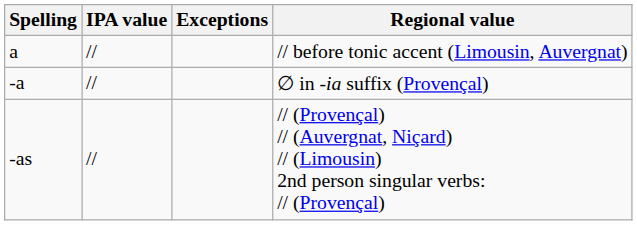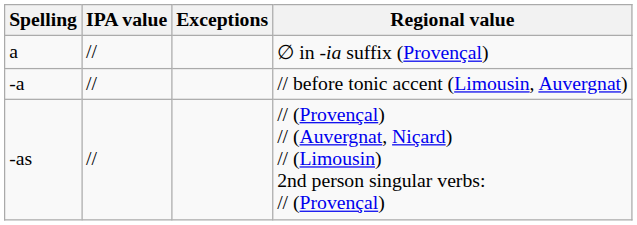(452, 51) // before tonic accent (Limousin, Auvergnat) -> (383, 52) ∅ in -ia suffix (Provençal)
(383, 83) ∅ in -ia suffix (Provençal) -> (452, 83) // before tonic accent (Limousin, Auvergnat)
